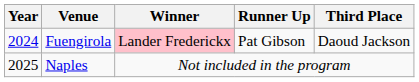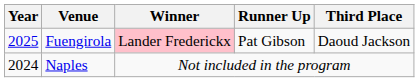(23, 40) 2024 -> (23, 40) 2025
(23, 64) 2025 -> (23, 64) 2024
